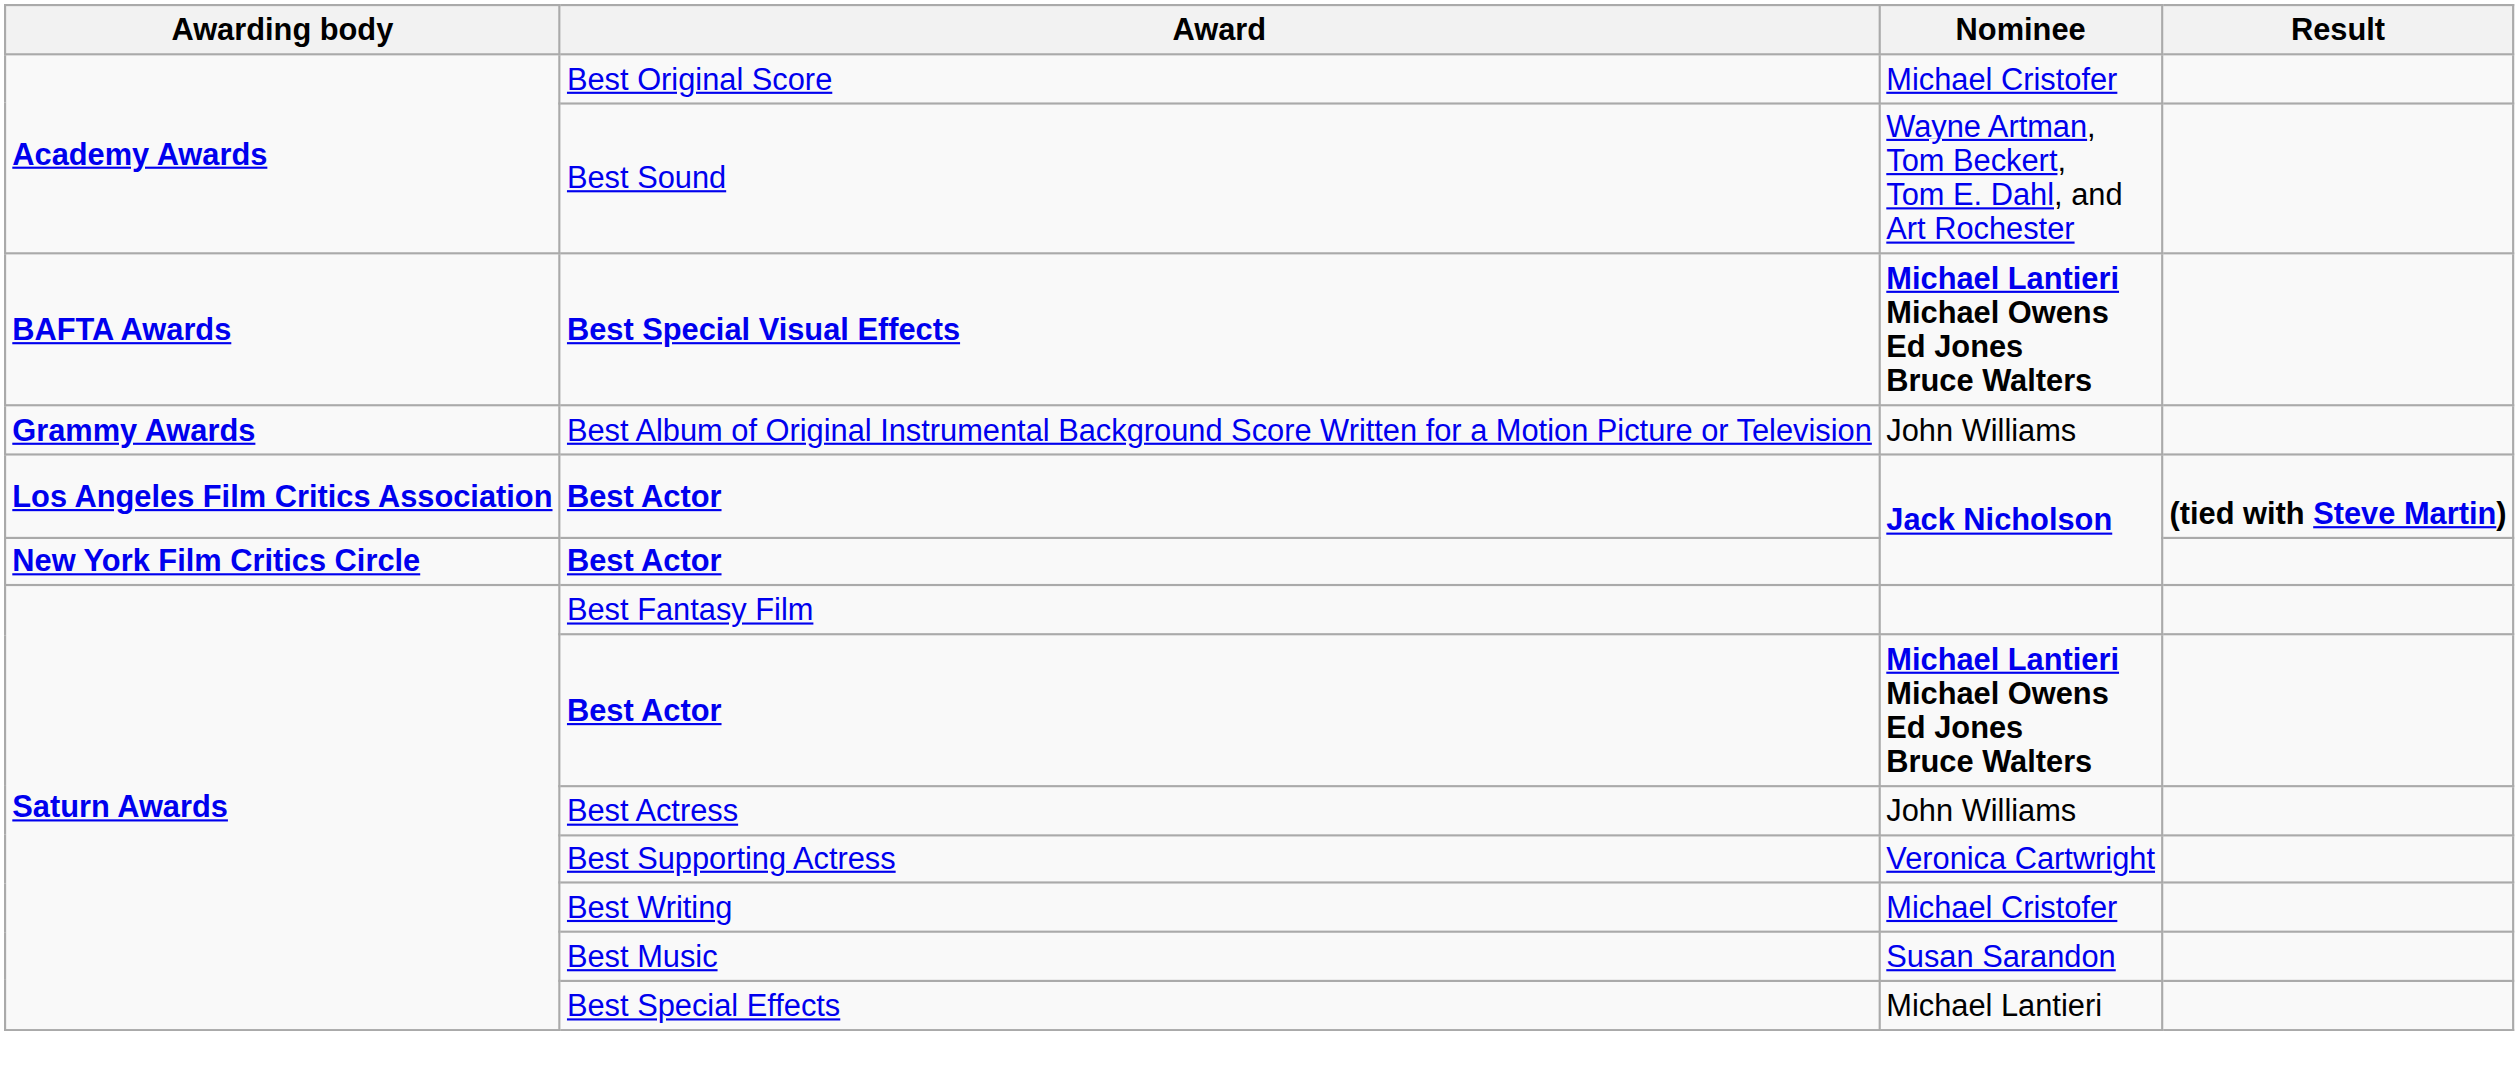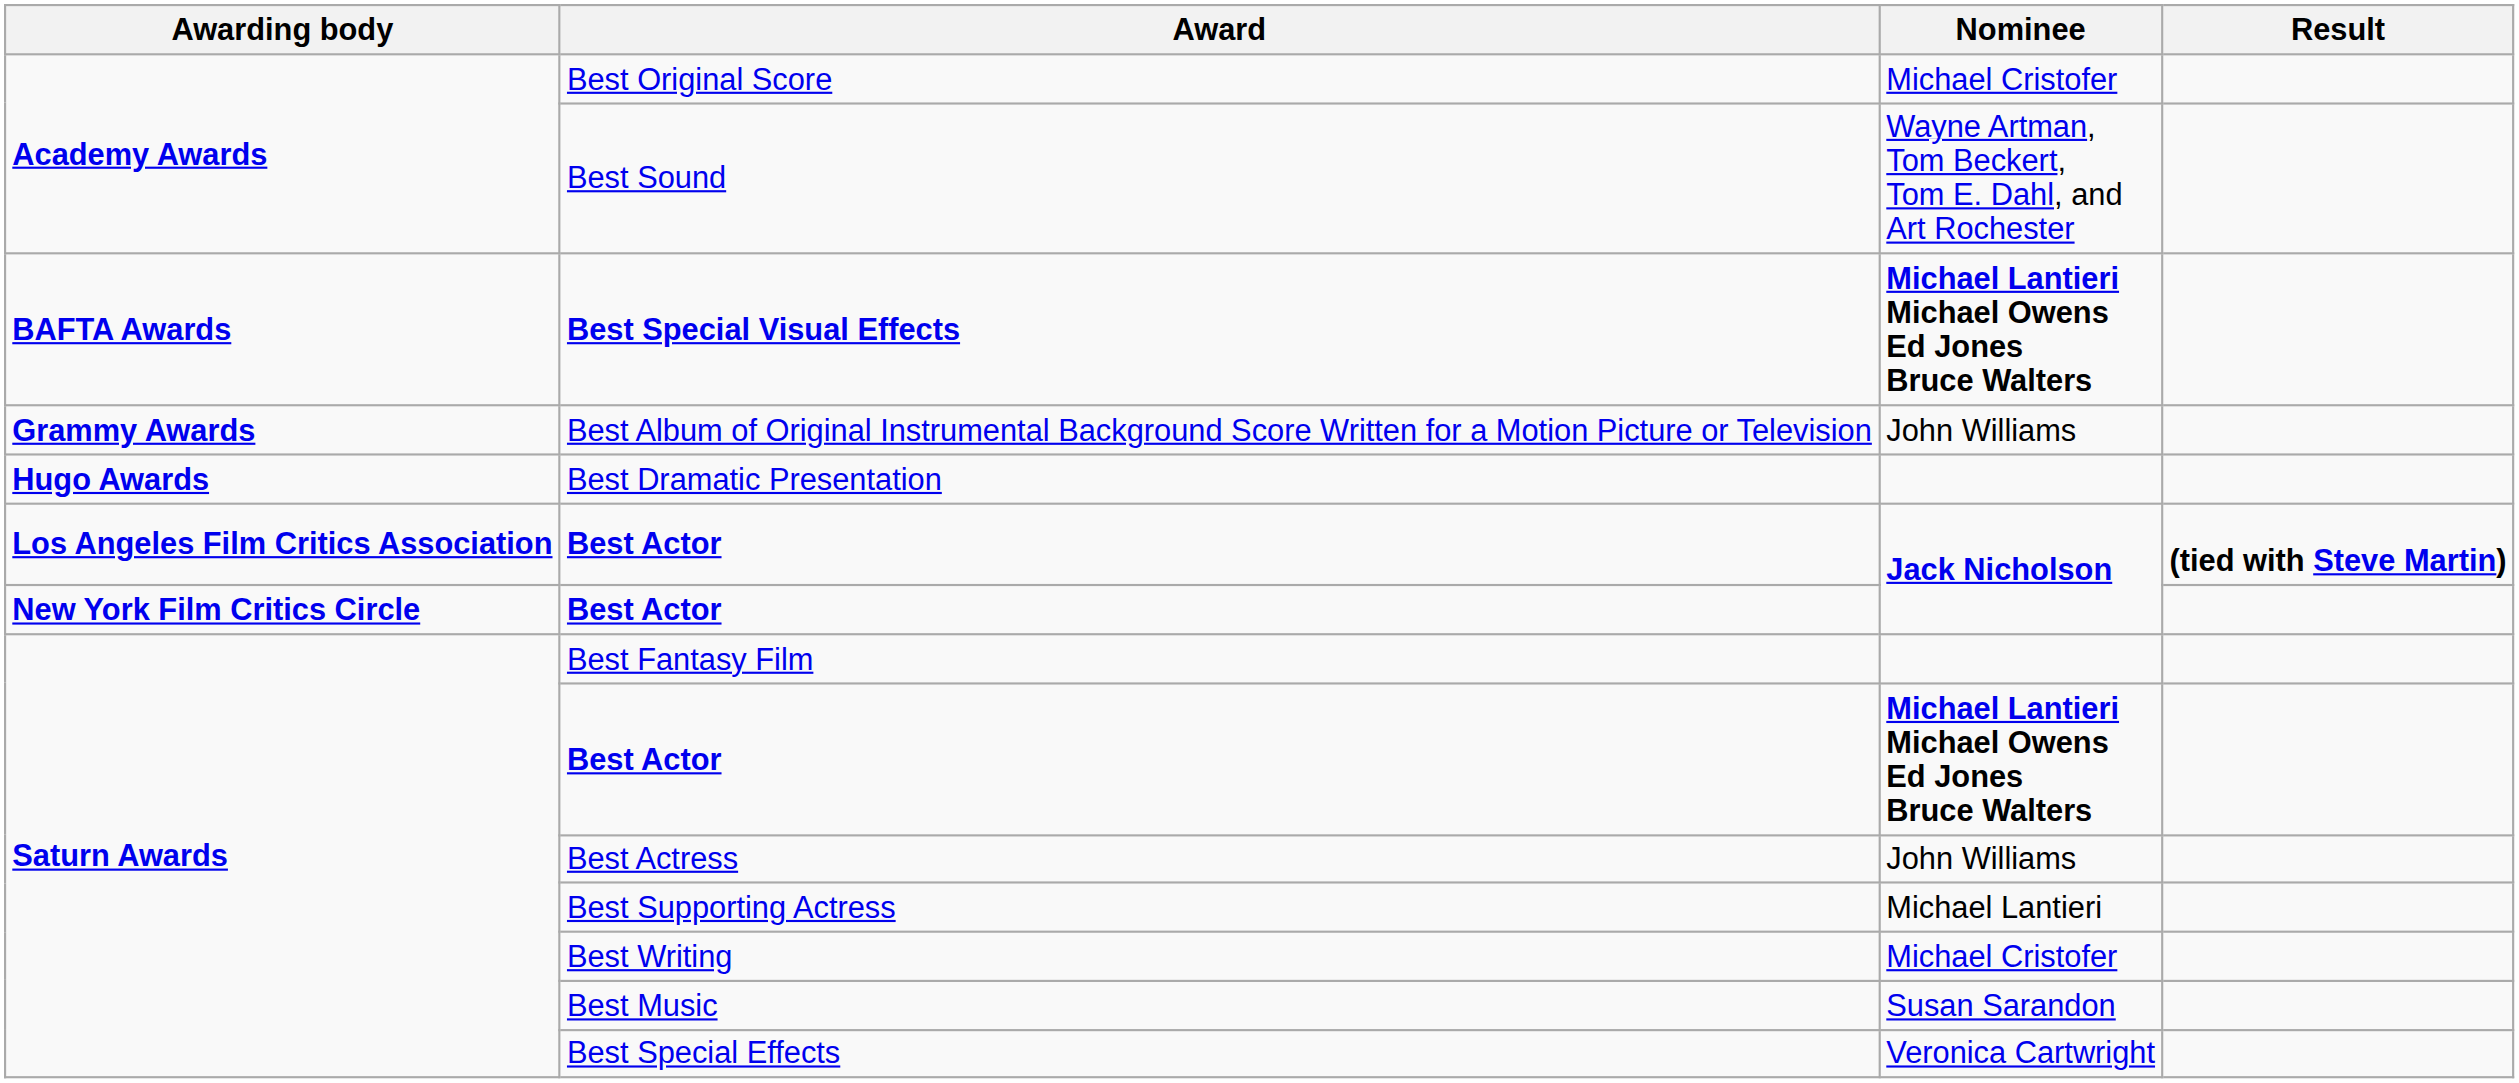+ row: (111, 479)
(2021, 859) Veronica Cartwright -> (1994, 908) Michael Lantieri
(1994, 1005) Michael Lantieri -> (2021, 1054) Veronica Cartwright
